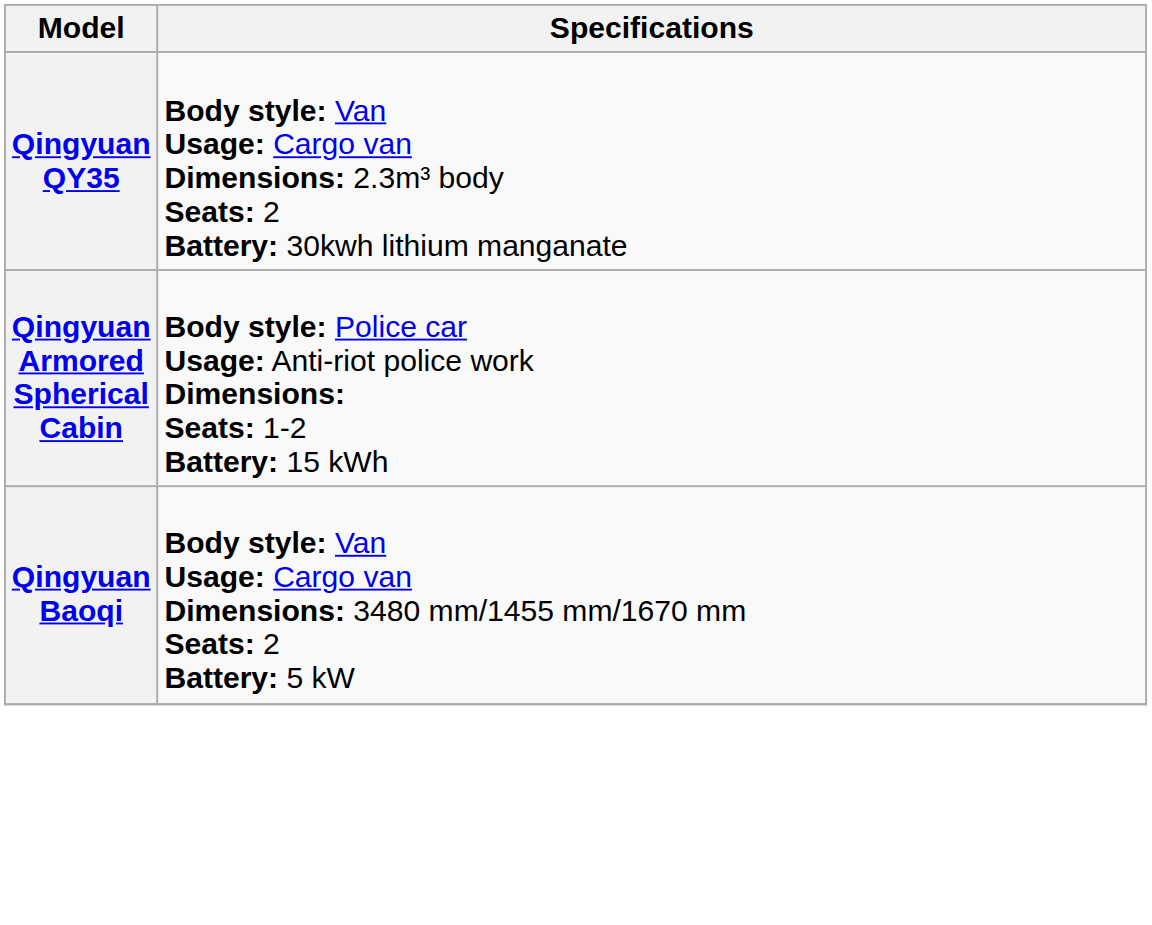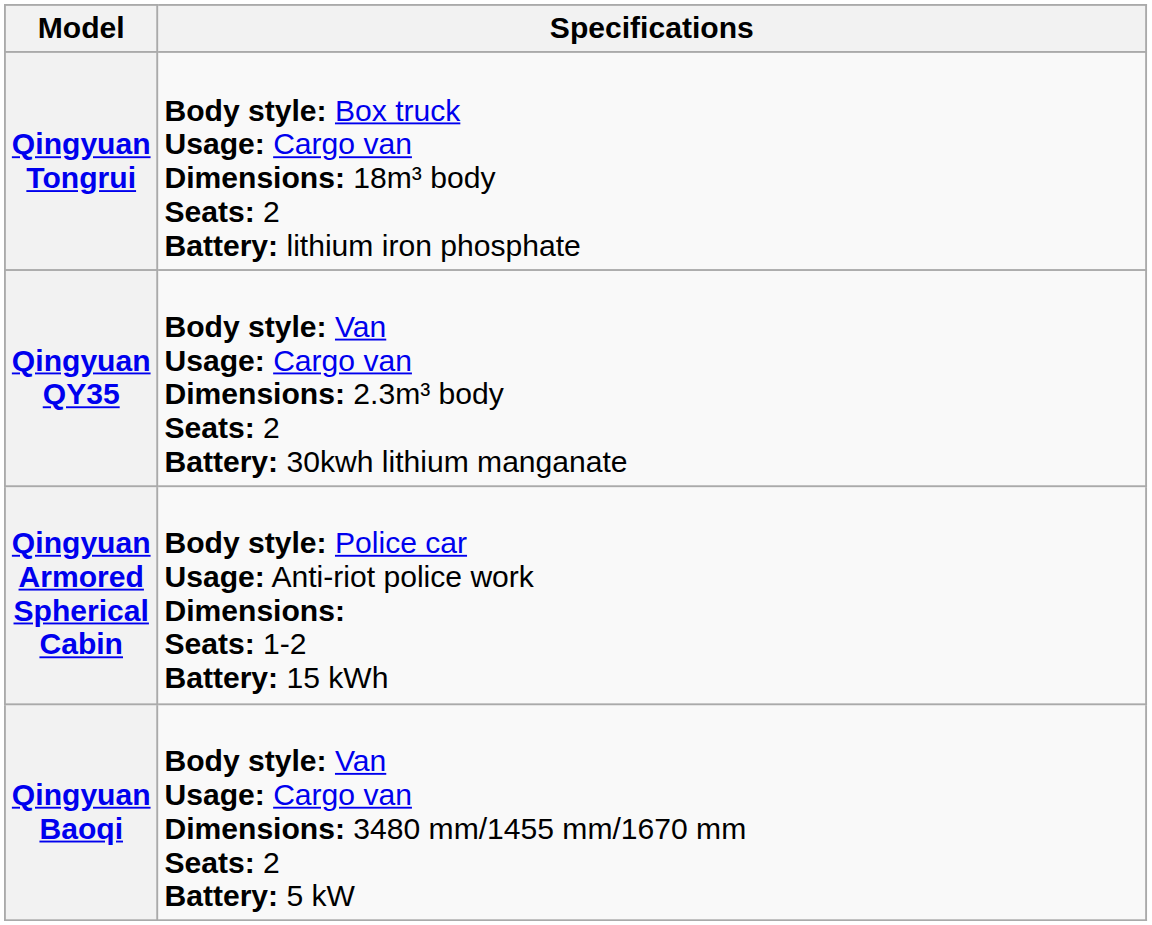+ row: (81, 160)
